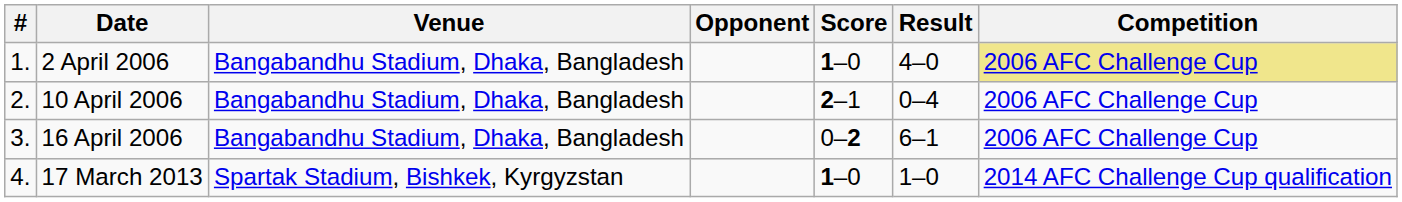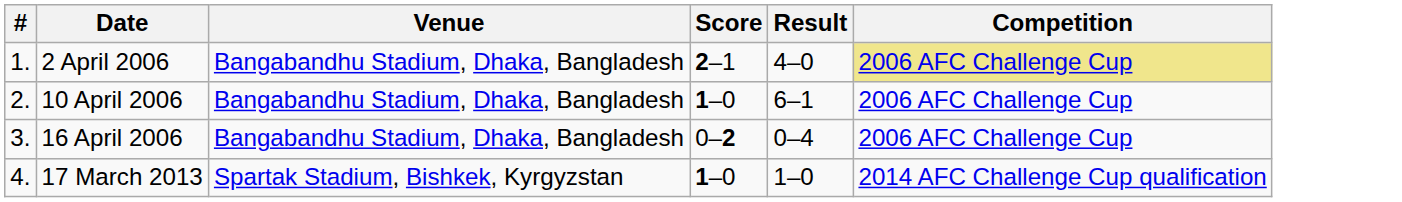- column: (752, 23)
(841, 61) 1–0 -> (715, 61) 2–1
(841, 100) 2–1 -> (715, 100) 1–0
(919, 100) 0–4 -> (794, 100) 6–1
(919, 138) 6–1 -> (794, 138) 0–4
